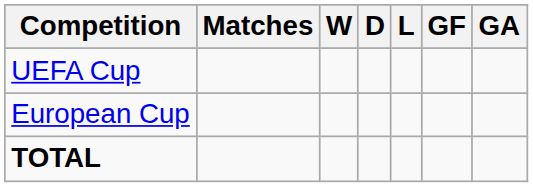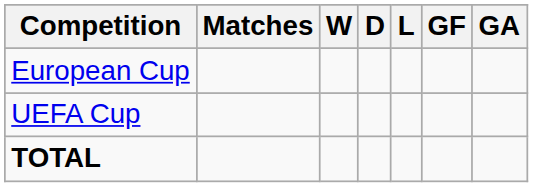rows swapped: (101, 114) <-> (76, 70)
